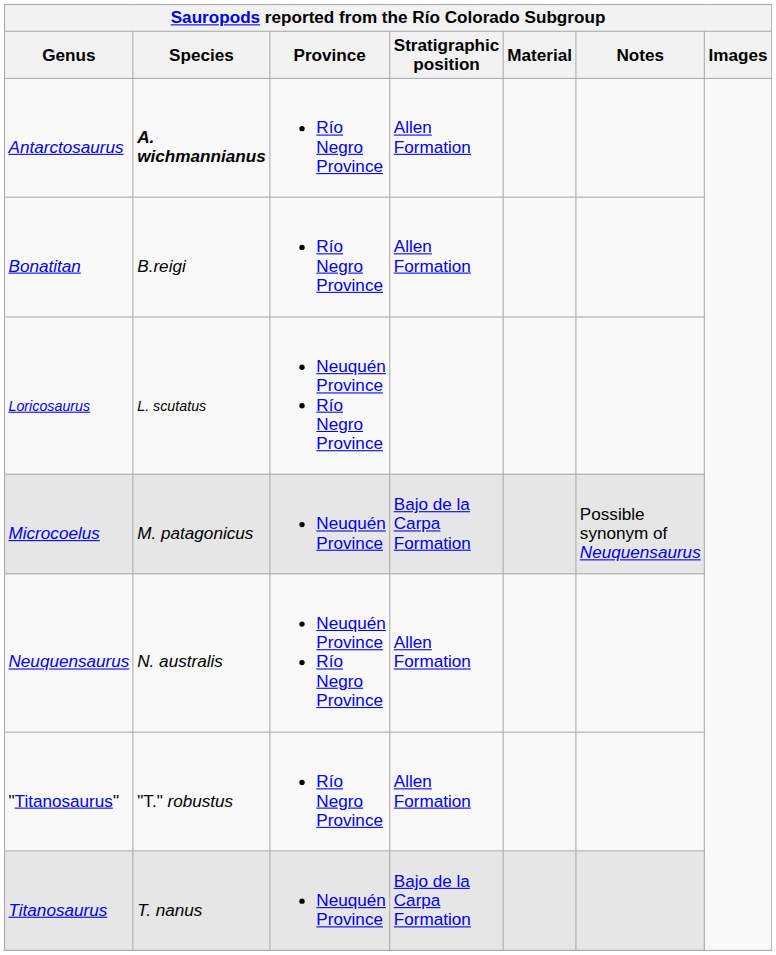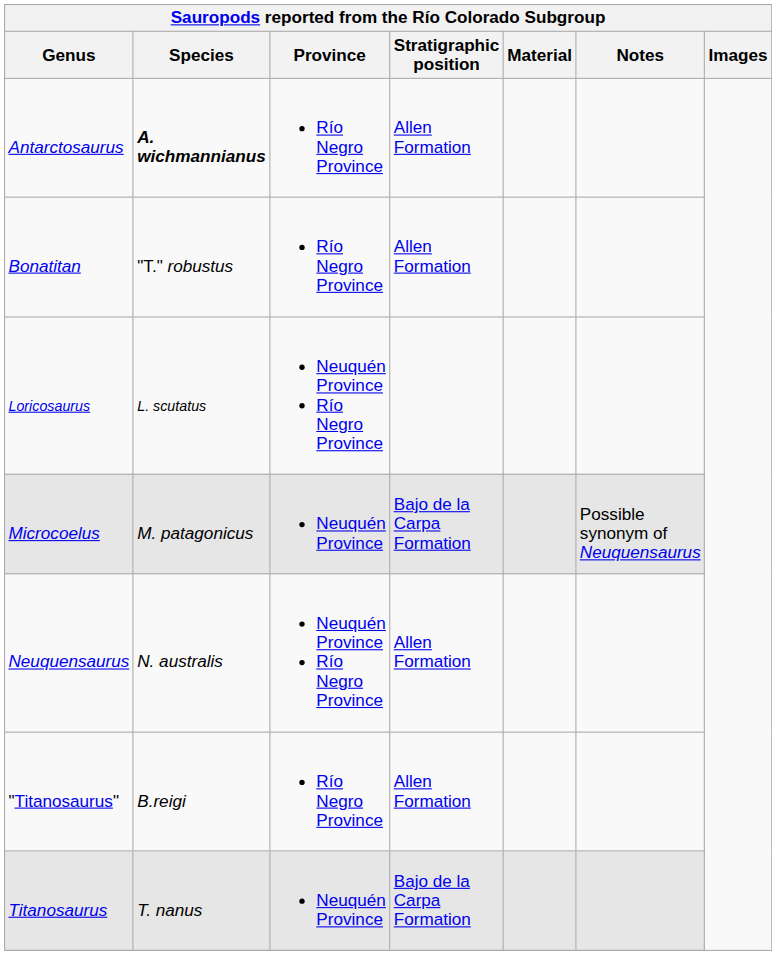(162, 266) B.reigi -> (185, 266) "T." robustus
(185, 800) "T." robustus -> (162, 800) B.reigi
